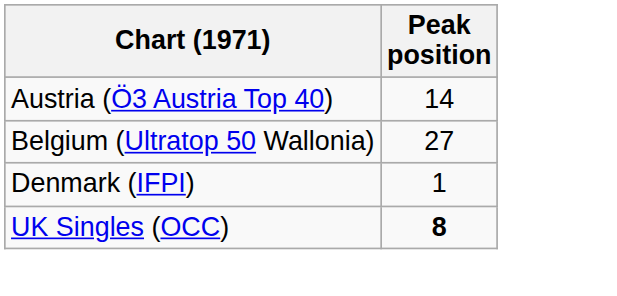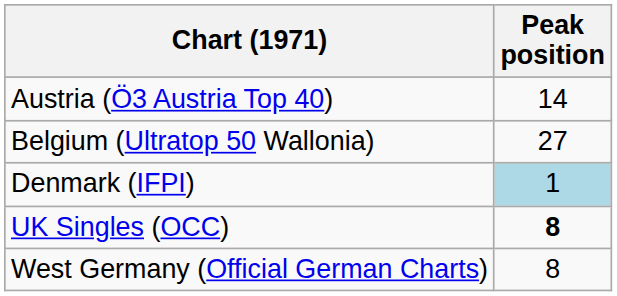(439, 183) no background -> (553, 183) lightblue background
+ row: (250, 269)
